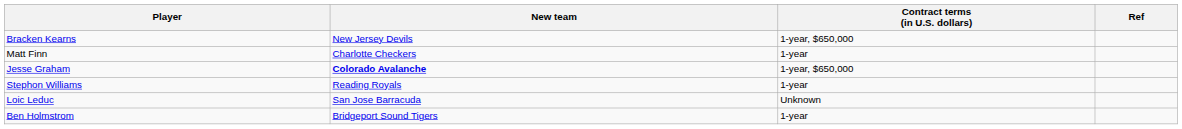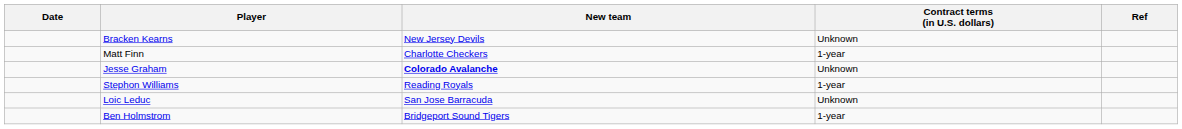+ column: (53, 17)
(817, 38) 1-year, $650,000 -> (838, 38) Unknown
(817, 69) 1-year, $650,000 -> (838, 69) Unknown
